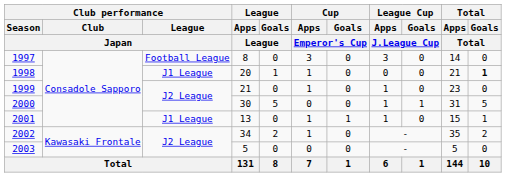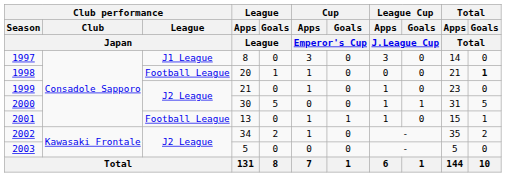(187, 58) Football League -> (187, 58) J1 League
(187, 73) J1 League -> (187, 73) Football League
(187, 119) J1 League -> (187, 119) Football League
